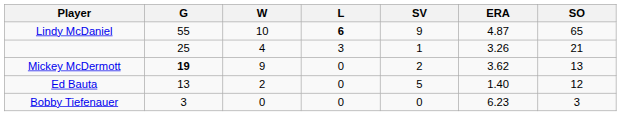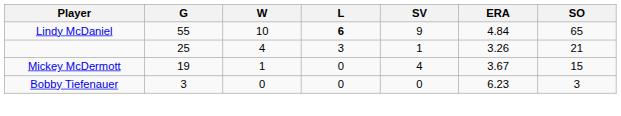(498, 31) 4.87 -> (498, 31) 4.84
(184, 66) bold -> (184, 66) normal
(262, 66) 9 -> (262, 66) 1
(419, 66) 2 -> (419, 66) 4
(498, 66) 3.62 -> (498, 66) 3.67
(577, 66) 13 -> (577, 66) 15
- row: (74, 84)
